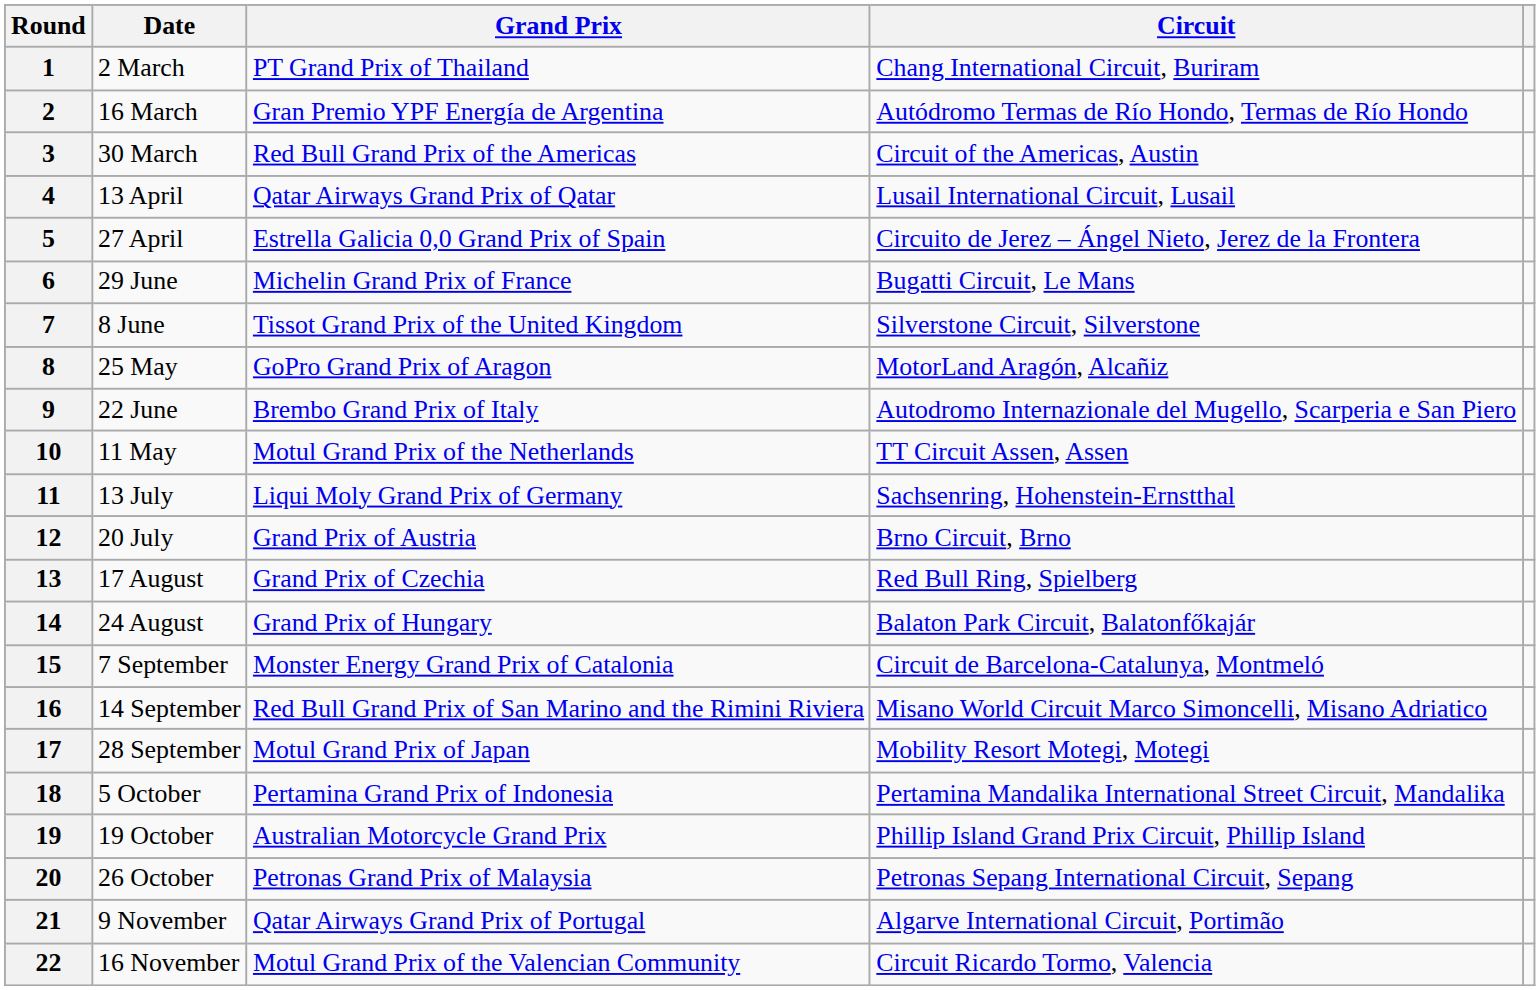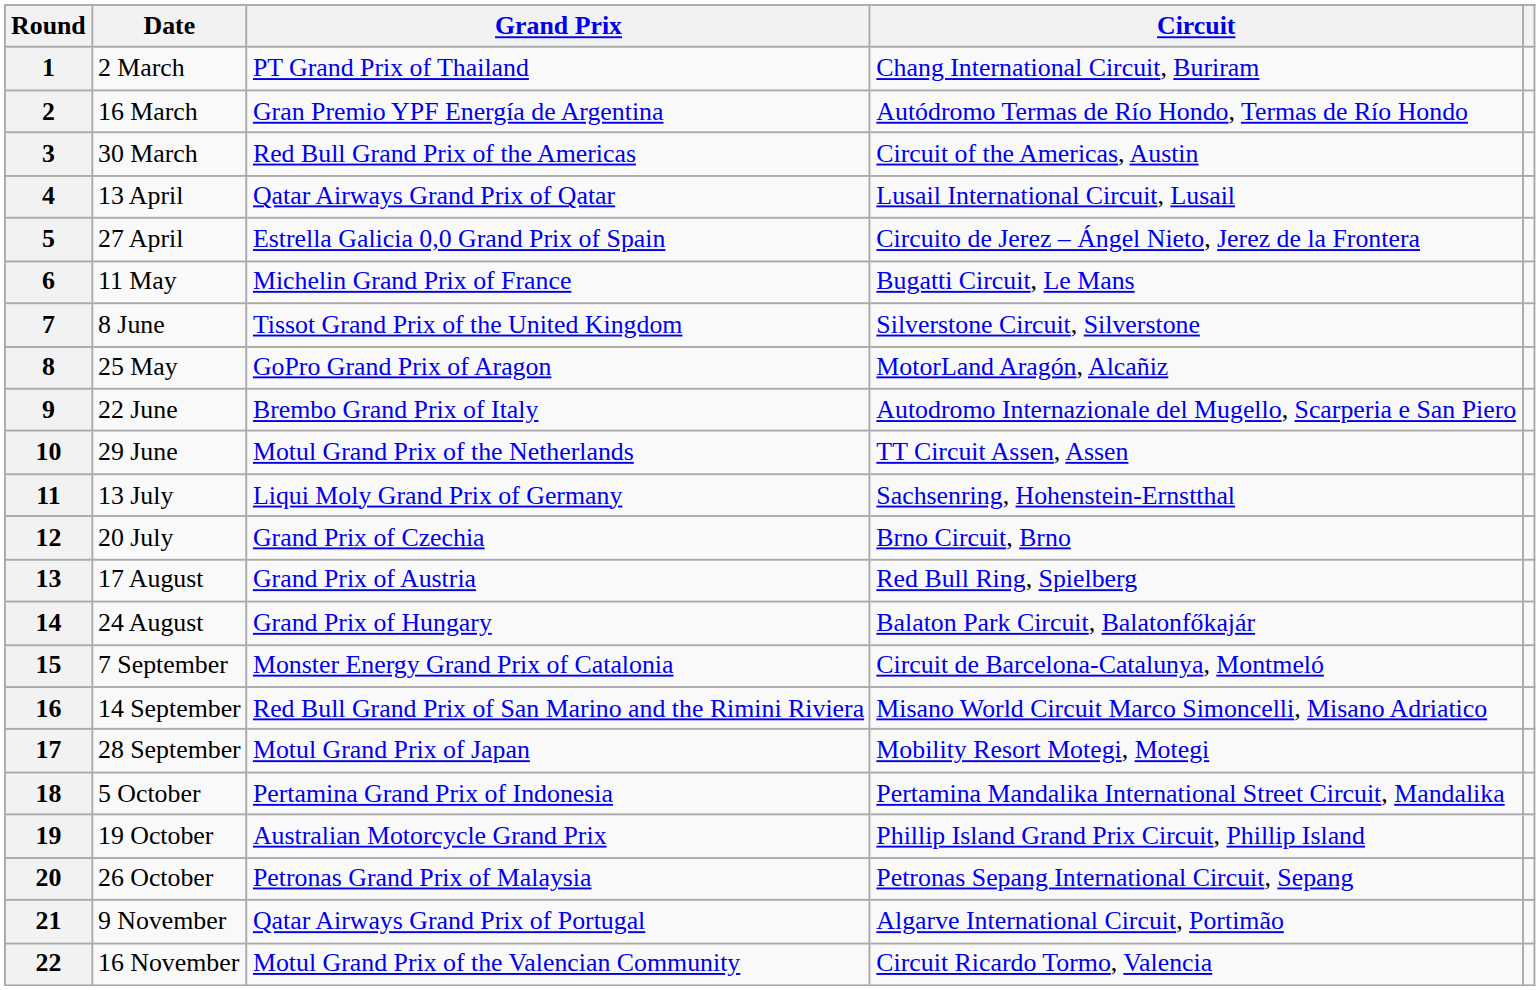(138, 281) 29 June -> (137, 281) 11 May
(137, 451) 11 May -> (138, 451) 29 June
(364, 536) Grand Prix of Austria -> (369, 536) Grand Prix of Czechia
(369, 579) Grand Prix of Czechia -> (364, 579) Grand Prix of Austria
